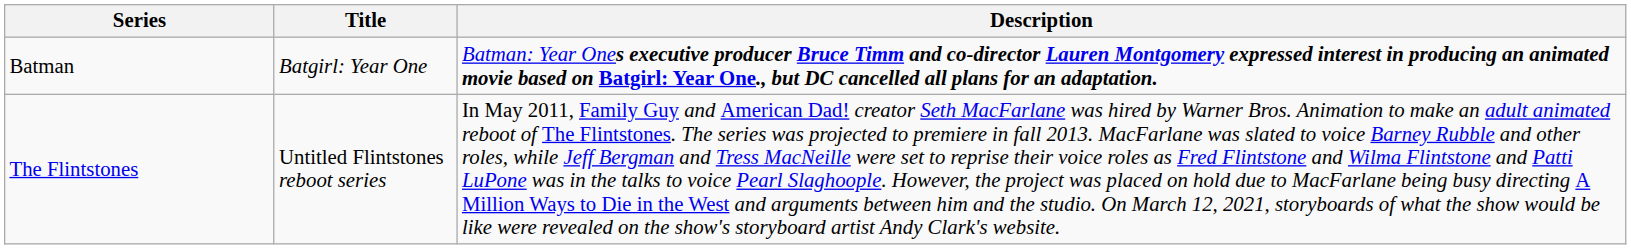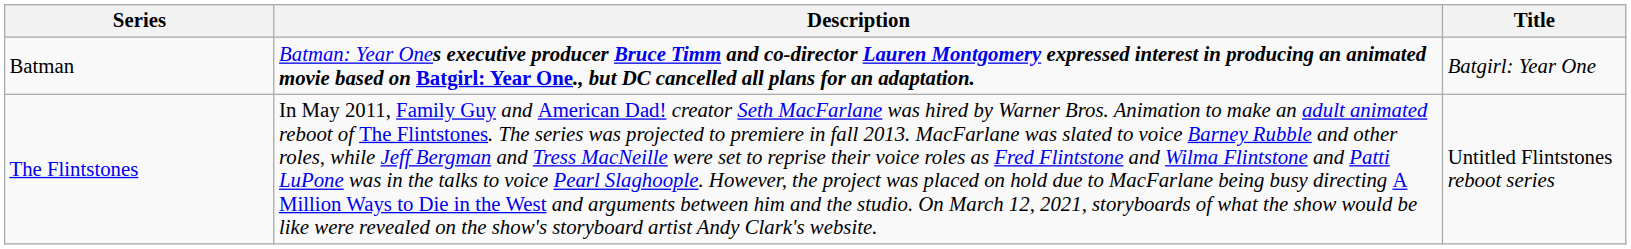columns swapped: (366, 20) <-> (1041, 20)
